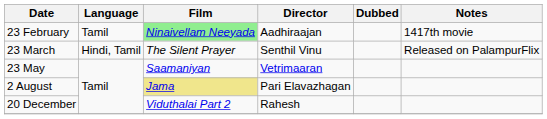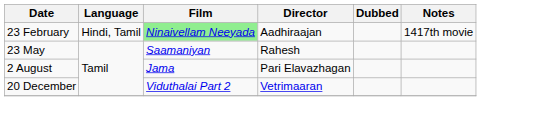(95, 31) Tamil -> (111, 31) Hindi, Tamil
- row: (31, 50)
(291, 68) Vetrimaaran -> (280, 50) Rahesh
(160, 86) khaki background -> (160, 68) no background
(280, 104) Rahesh -> (291, 86) Vetrimaaran
